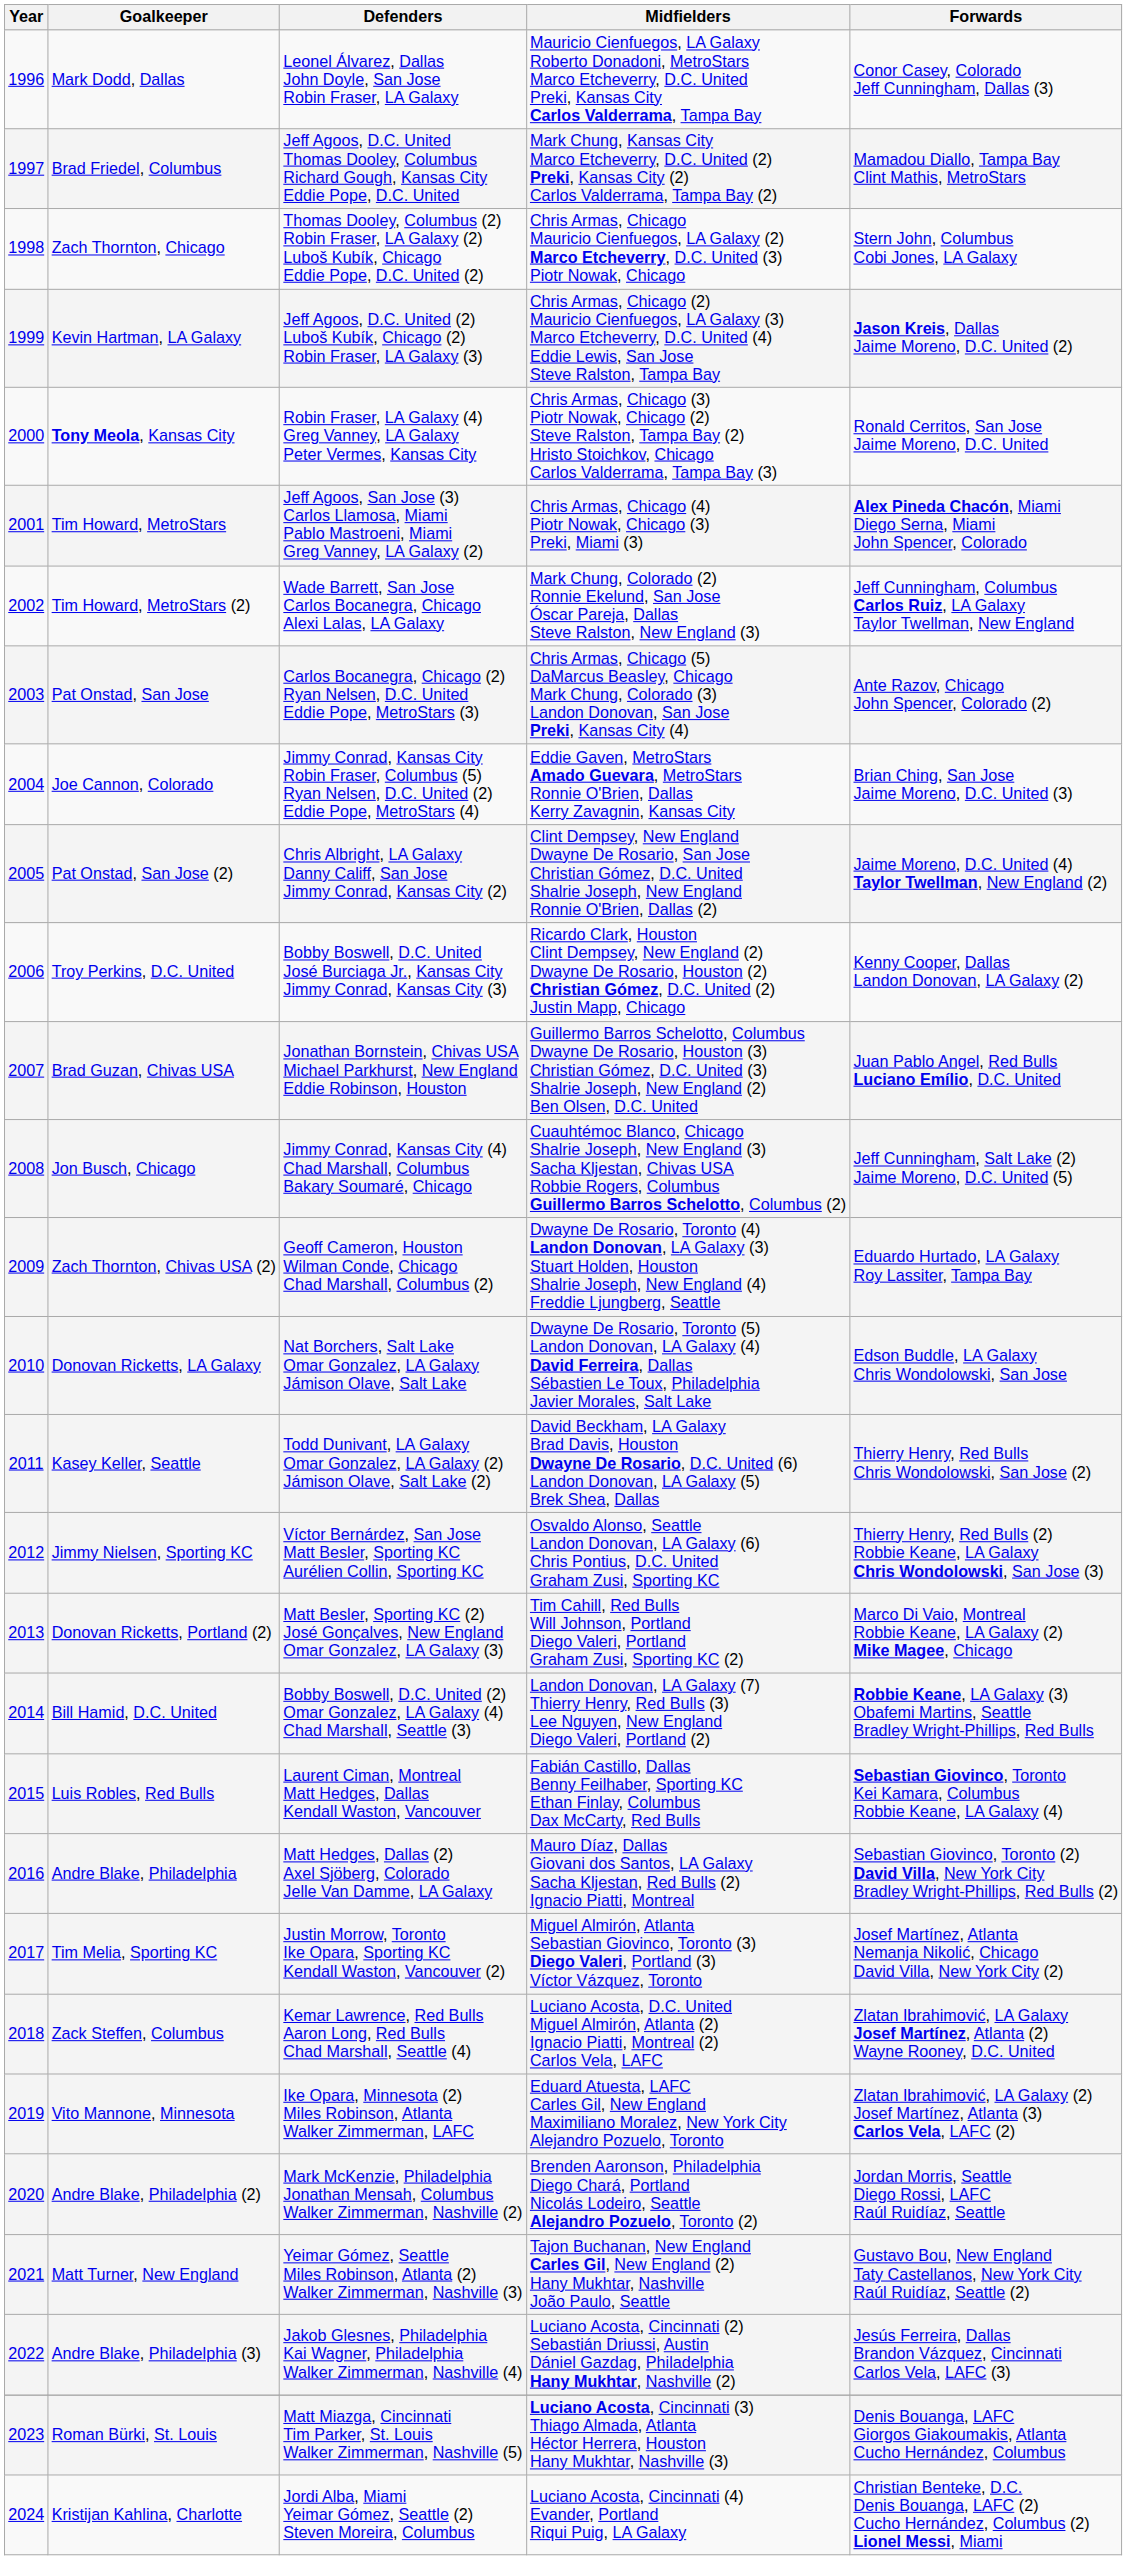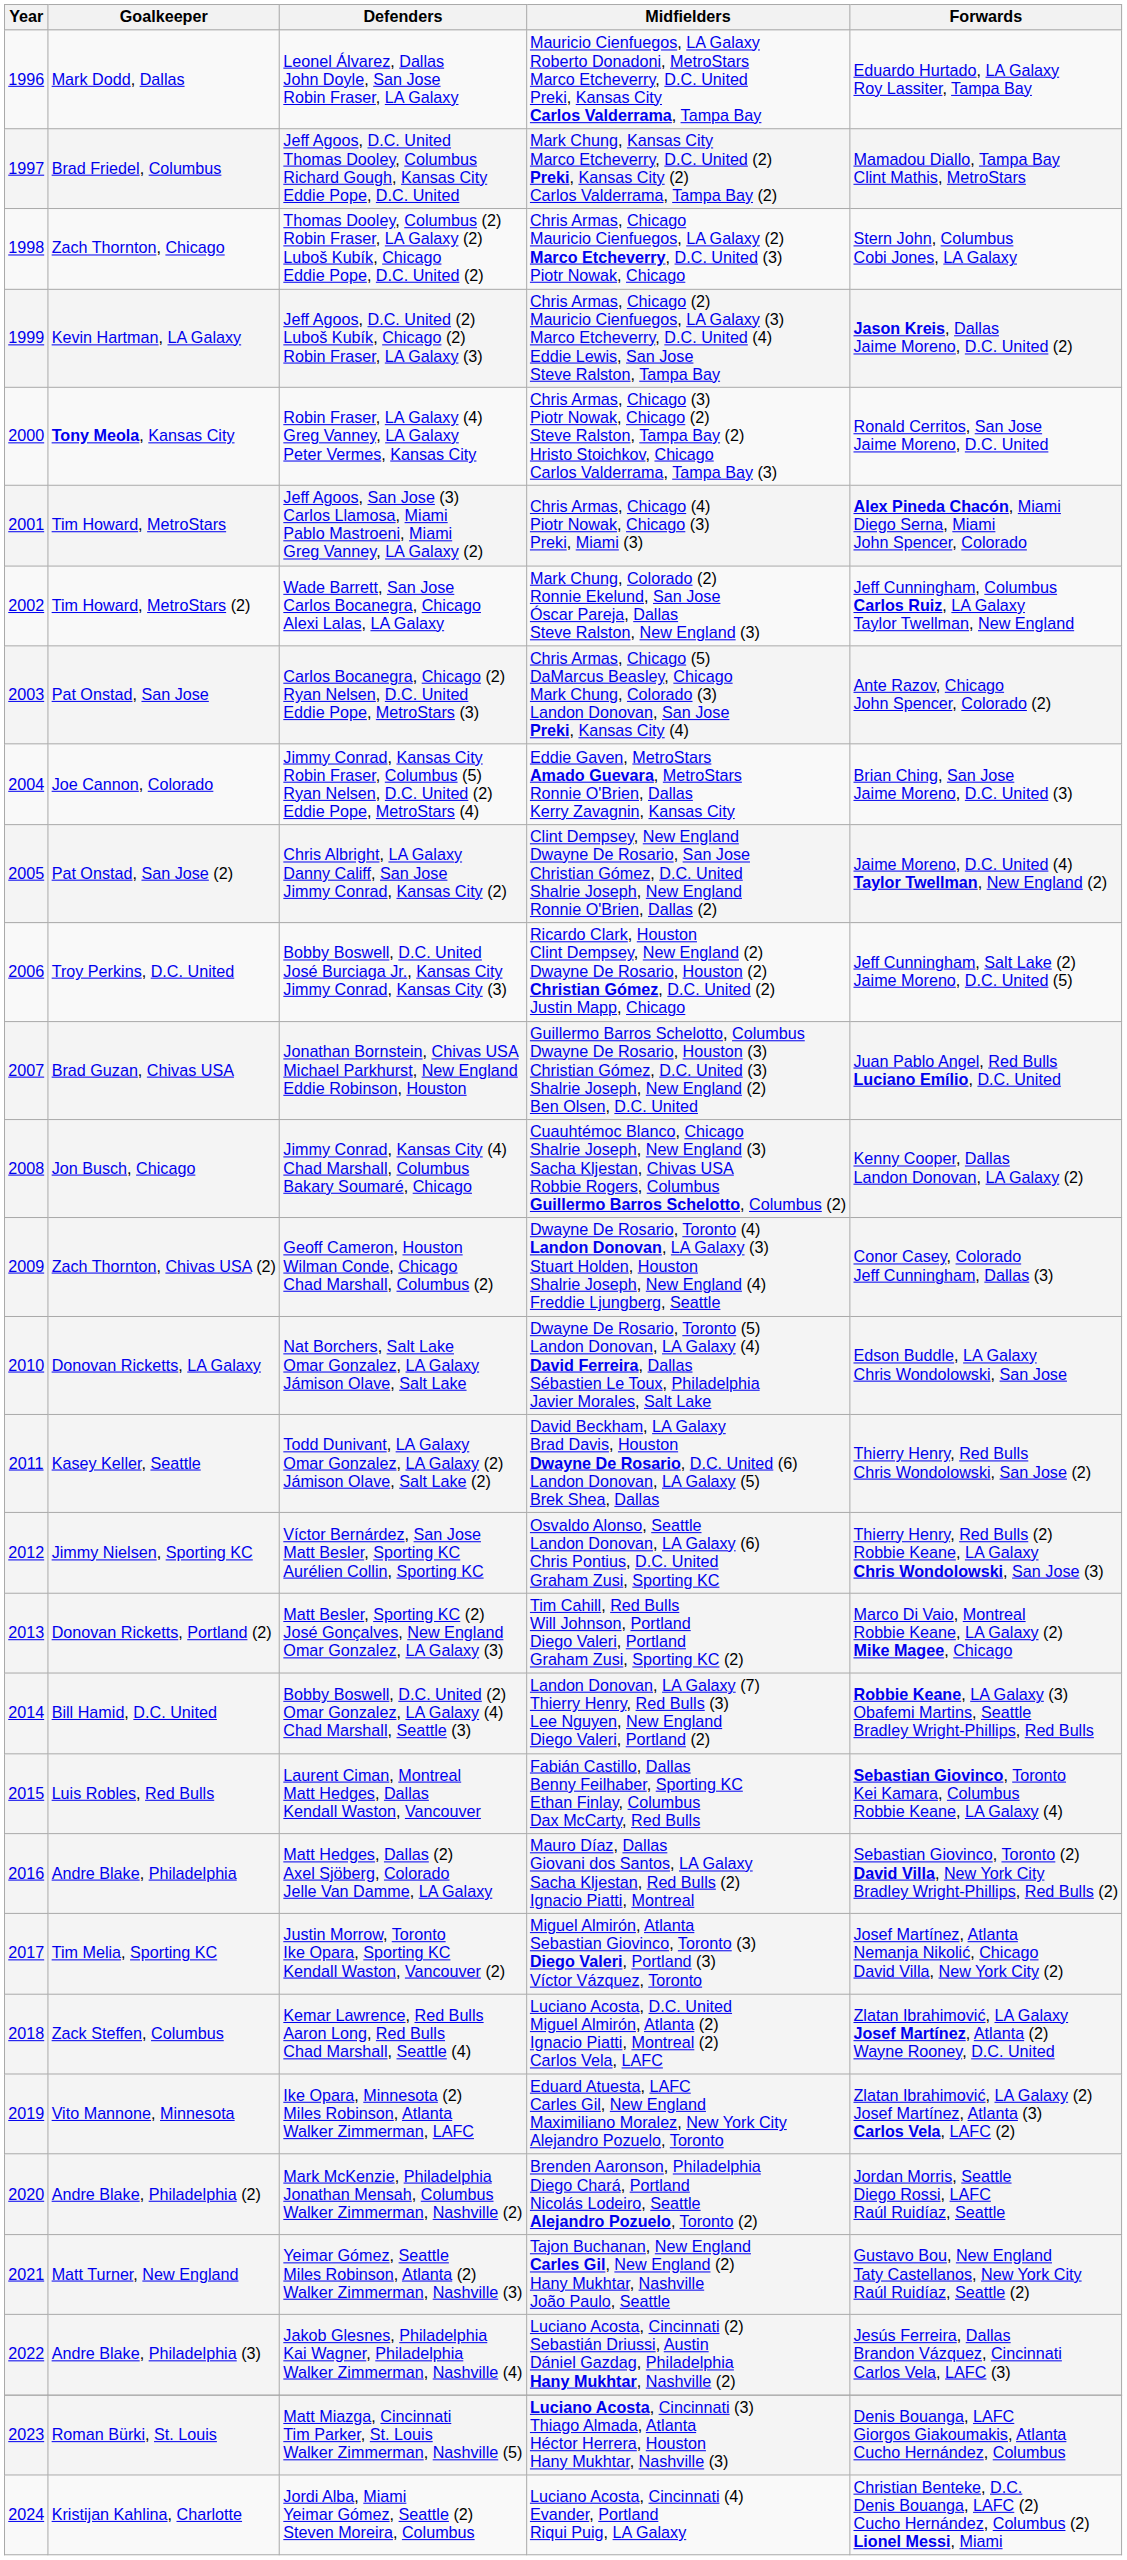(953, 79) Conor Casey, Colorado Jeff Cunningham, Dallas (3) -> (956, 79) Eduardo Hurtado, LA Galaxy Roy Lassiter, Tampa Bay
(968, 971) Kenny Cooper, Dallas Landon Donovan, LA Galaxy (2) -> (965, 971) Jeff Cunningham, Salt Lake (2) Jaime Moreno, D.C. United (5)
(965, 1168) Jeff Cunningham, Salt Lake (2) Jaime Moreno, D.C. United (5) -> (968, 1168) Kenny Cooper, Dallas Landon Donovan, LA Galaxy (2)
(956, 1266) Eduardo Hurtado, LA Galaxy Roy Lassiter, Tampa Bay -> (953, 1266) Conor Casey, Colorado Jeff Cunningham, Dallas (3)
